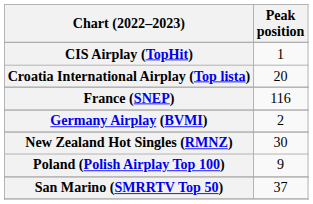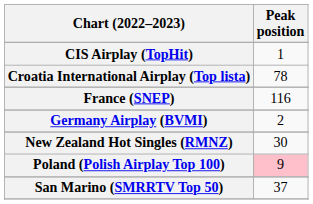(281, 76) 20 -> (281, 76) 78
(281, 165) no background -> (281, 165) pink background
